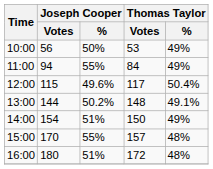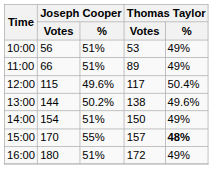(93, 48) 50% -> (93, 48) 51%
(46, 66) 94 -> (46, 66) 66
(93, 66) 55% -> (93, 66) 51%
(133, 66) 84 -> (133, 66) 89
(136, 102) 148 -> (136, 102) 138
(183, 102) 49.1% -> (183, 102) 49.6%
(179, 137) normal -> (179, 137) bold
(179, 155) 48% -> (179, 155) 49%
